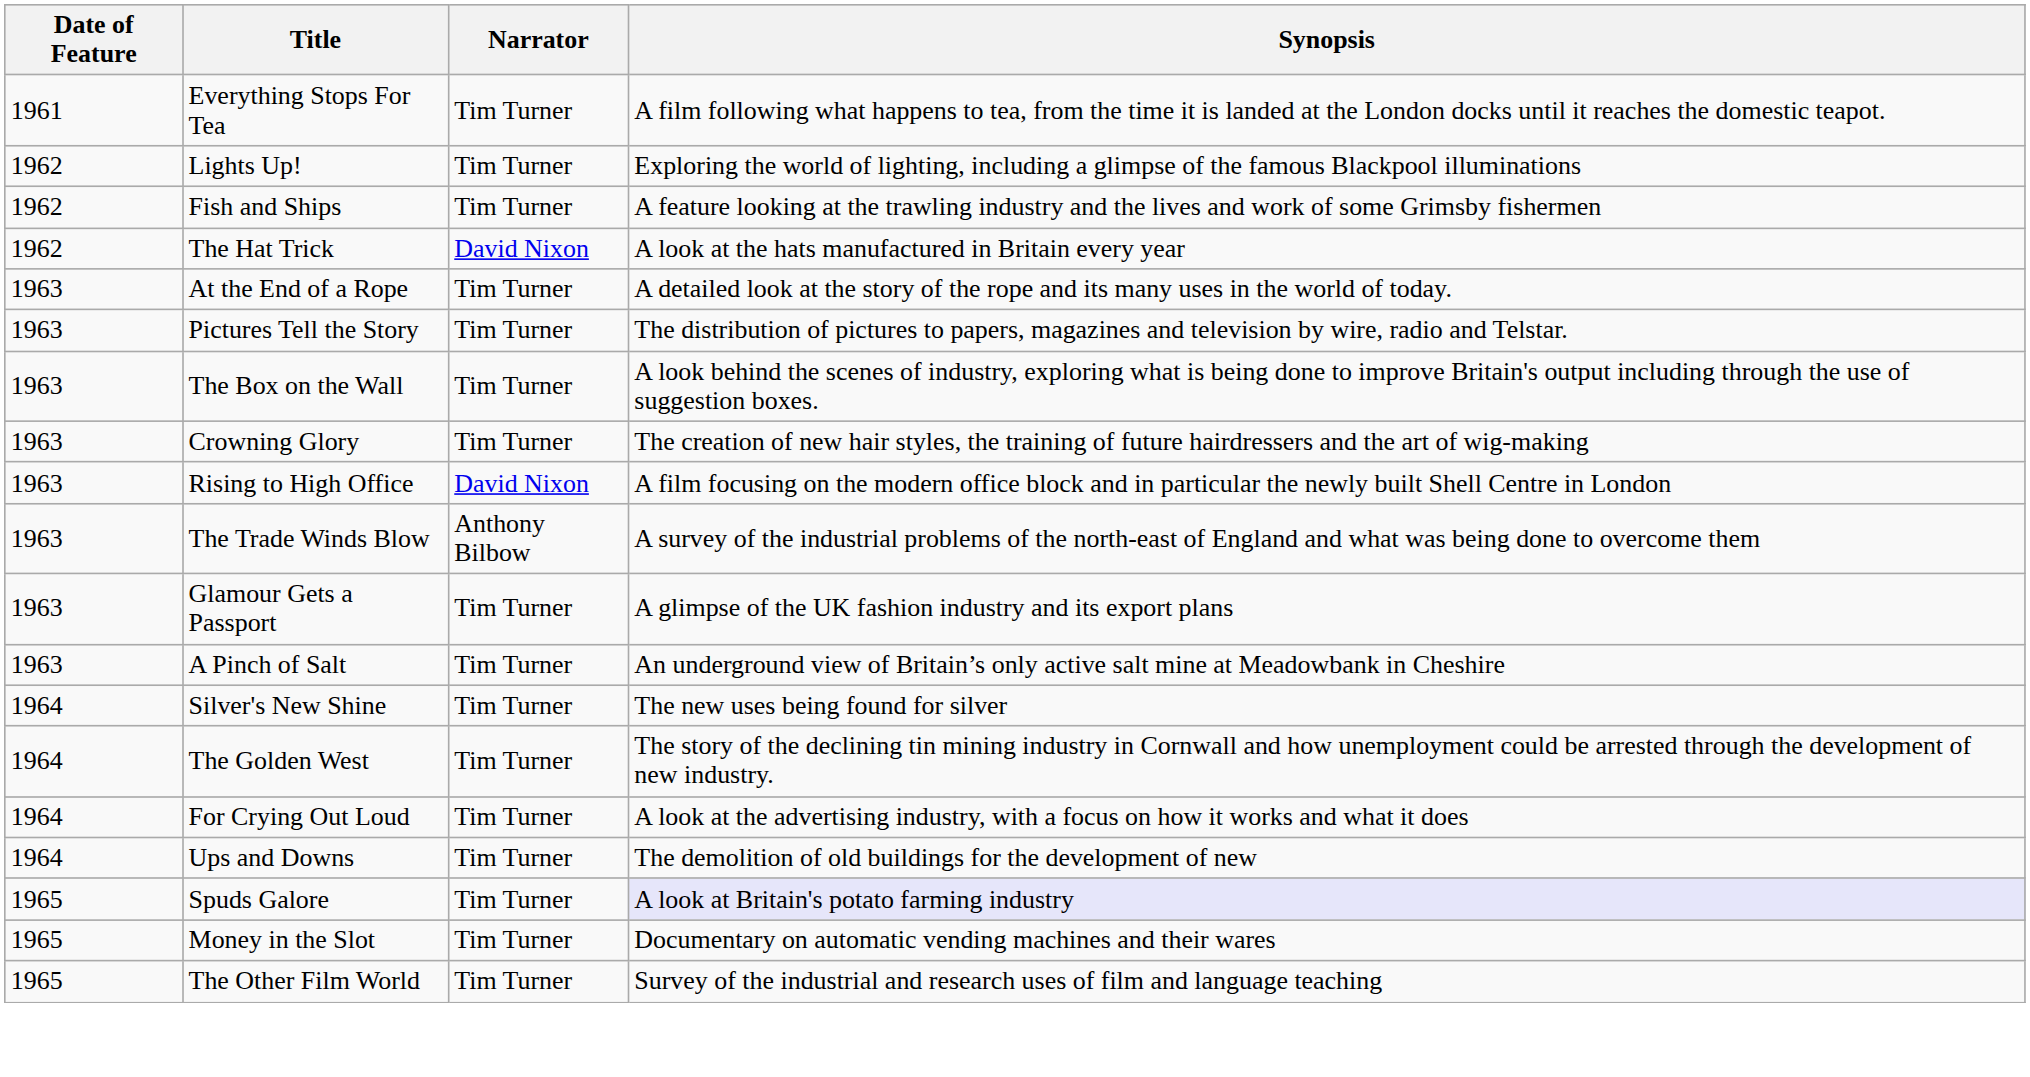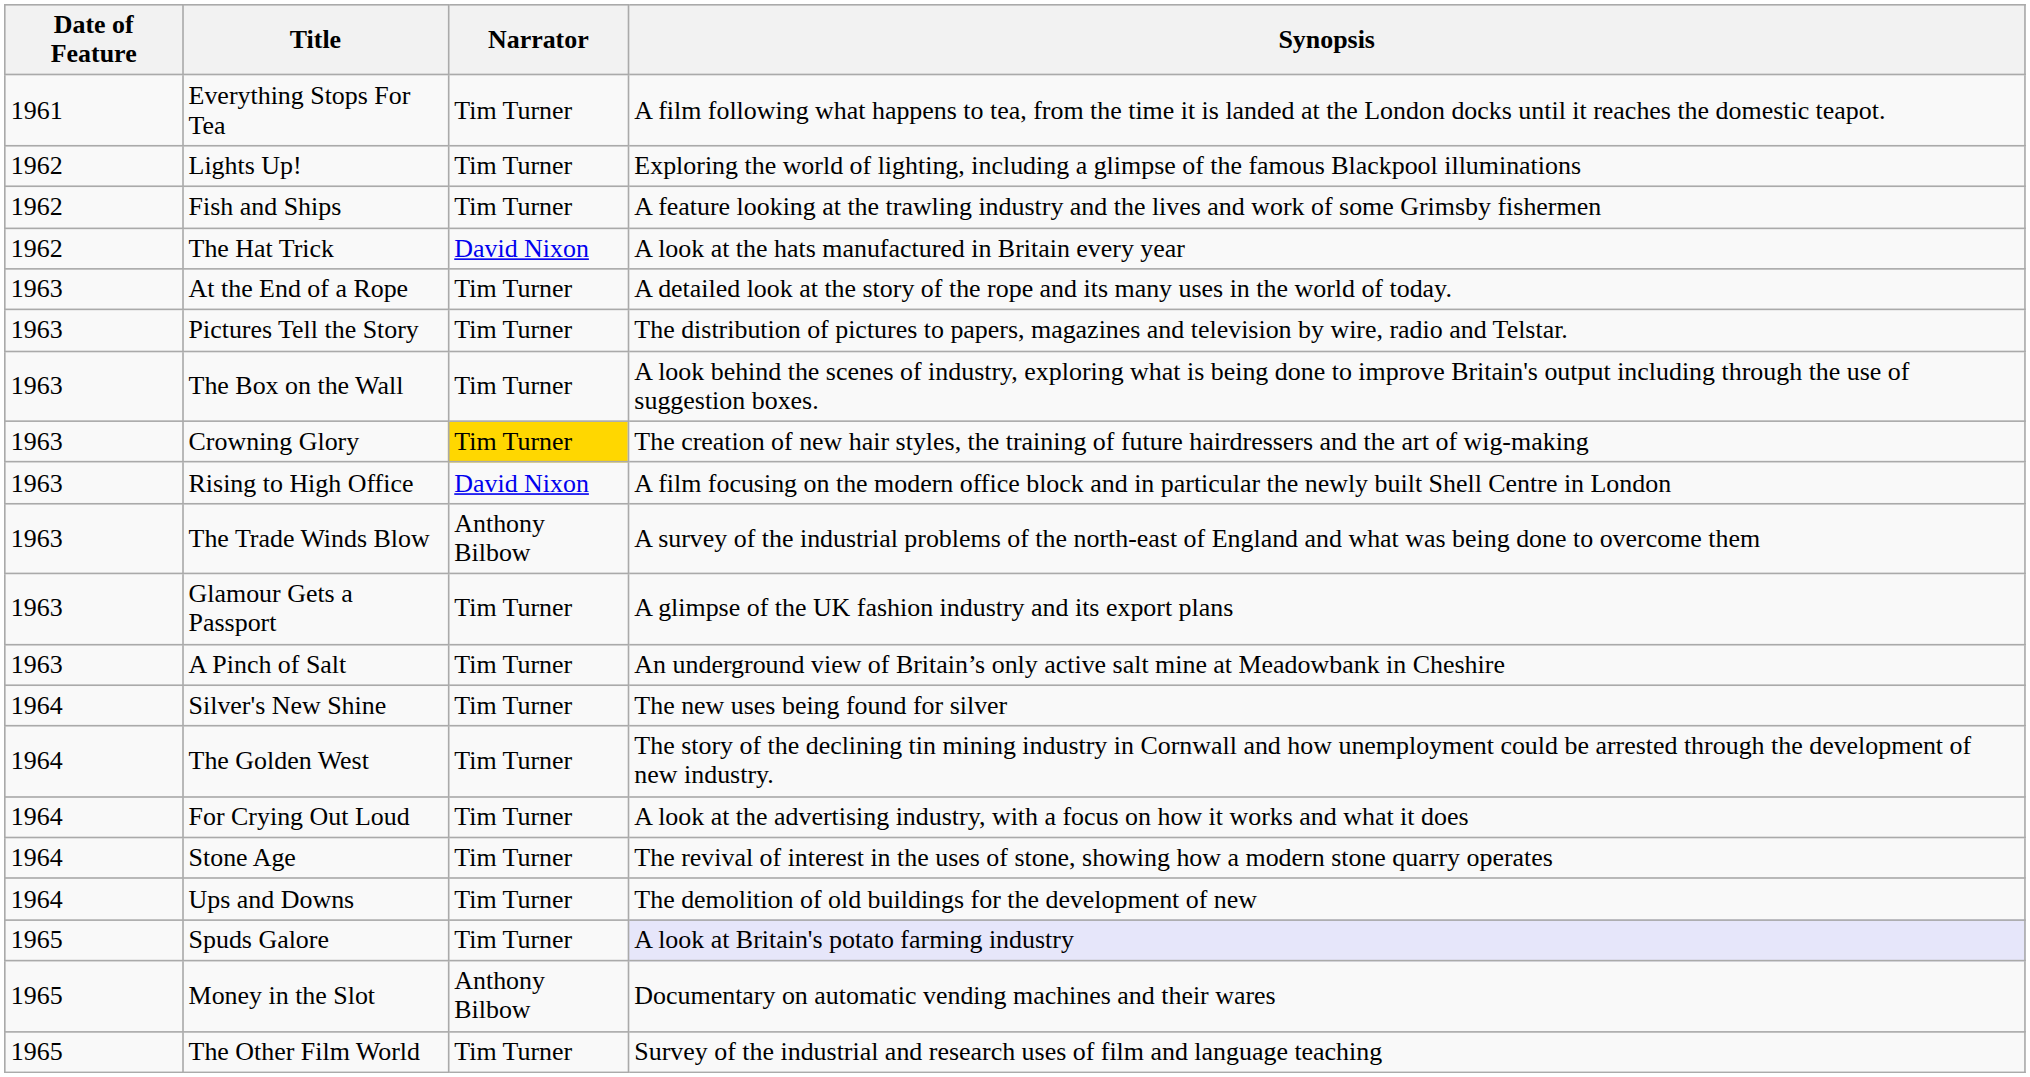(513, 441) no background -> (513, 441) gold background
+ row: (242, 857)
(513, 939) Tim Turner -> (500, 995) Anthony Bilbow
